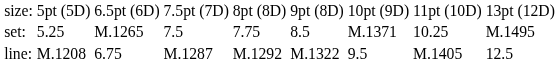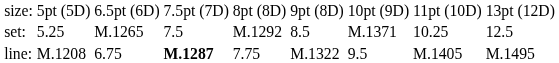(246, 32) 7.75 -> (257, 32) M.1292
(510, 32) M.1495 -> (499, 32) 12.5
(188, 53) normal -> (189, 53) bold
(257, 53) M.1292 -> (246, 53) 7.75
(499, 53) 12.5 -> (510, 53) M.1495
